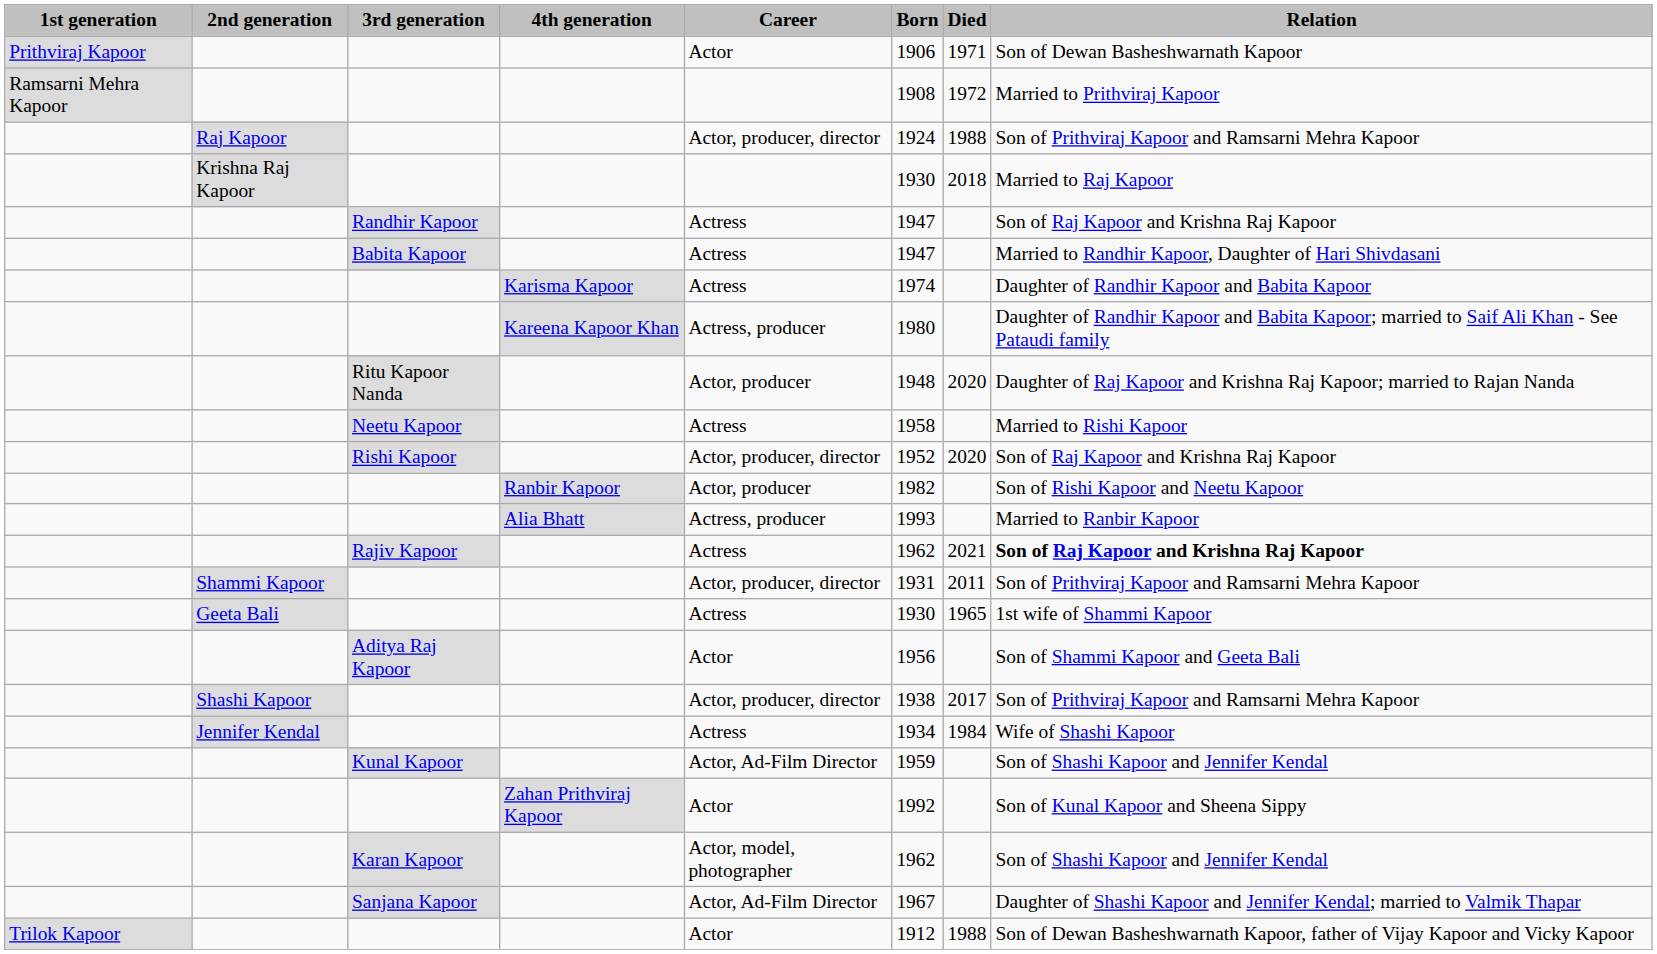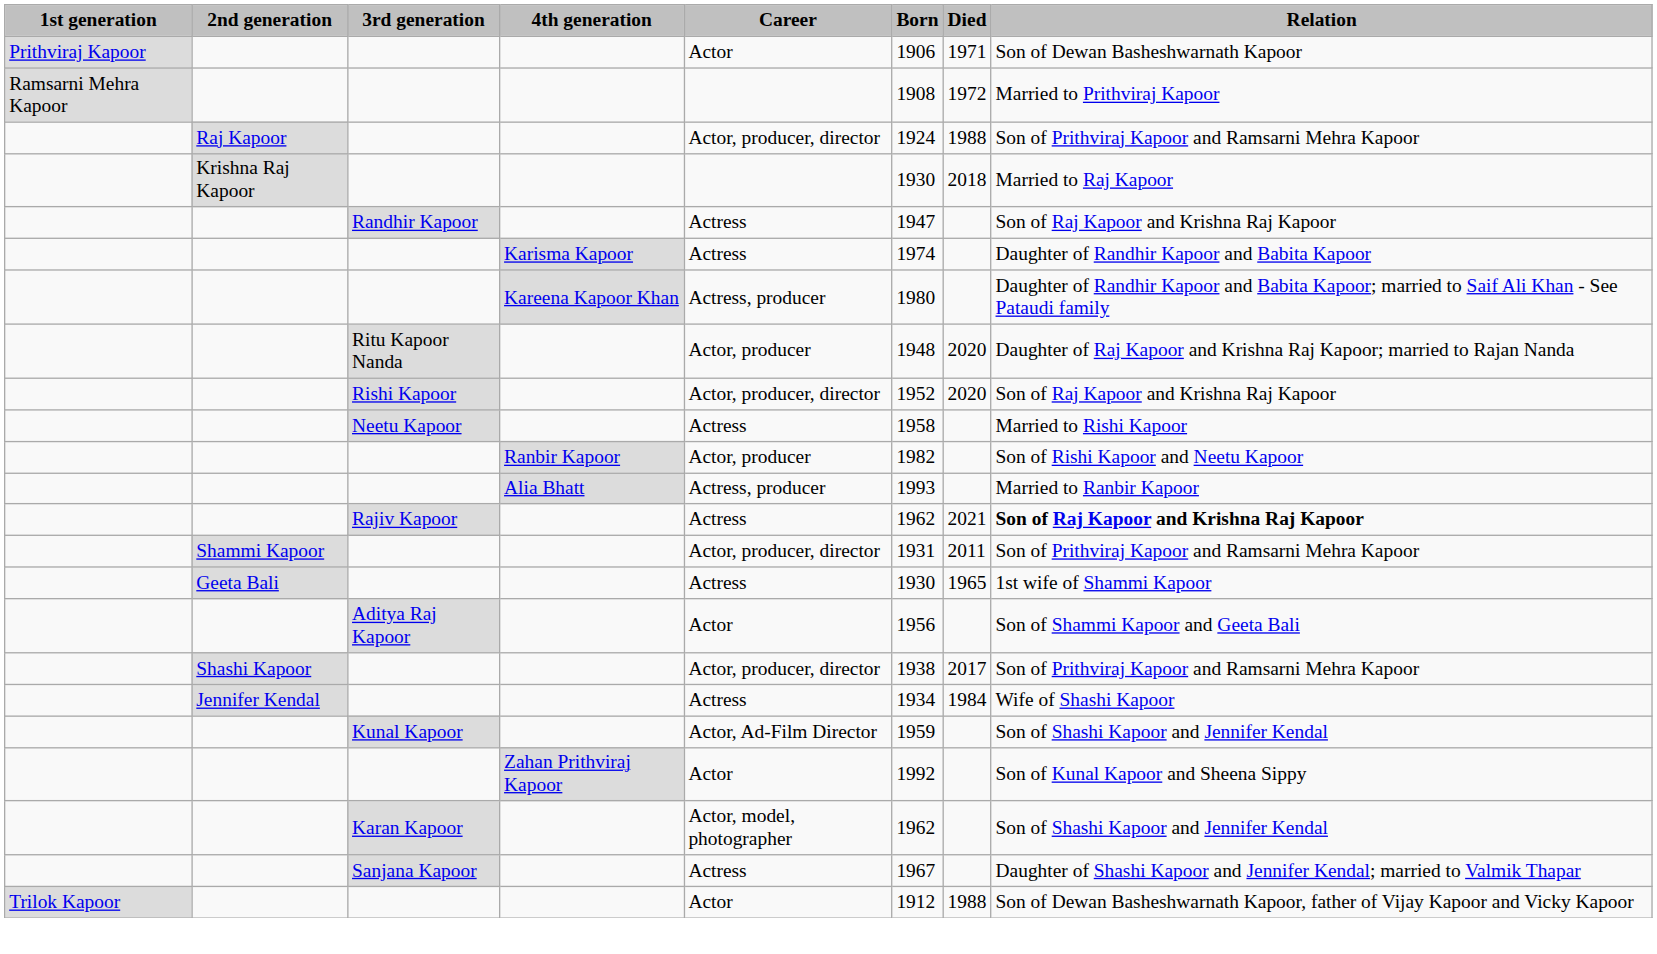- row: (270, 254)
rows swapped: (270, 457) <-> (270, 425)
(783, 901) Actor, Ad-Film Director -> (718, 870) Actress
